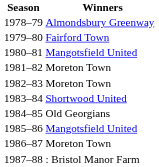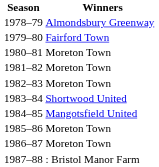(91, 52) Mangotsfield United -> (78, 52) Moreton Town
(78, 113) Old Georgians -> (91, 113) Mangotsfield United
(91, 128) Mangotsfield United -> (78, 128) Moreton Town
